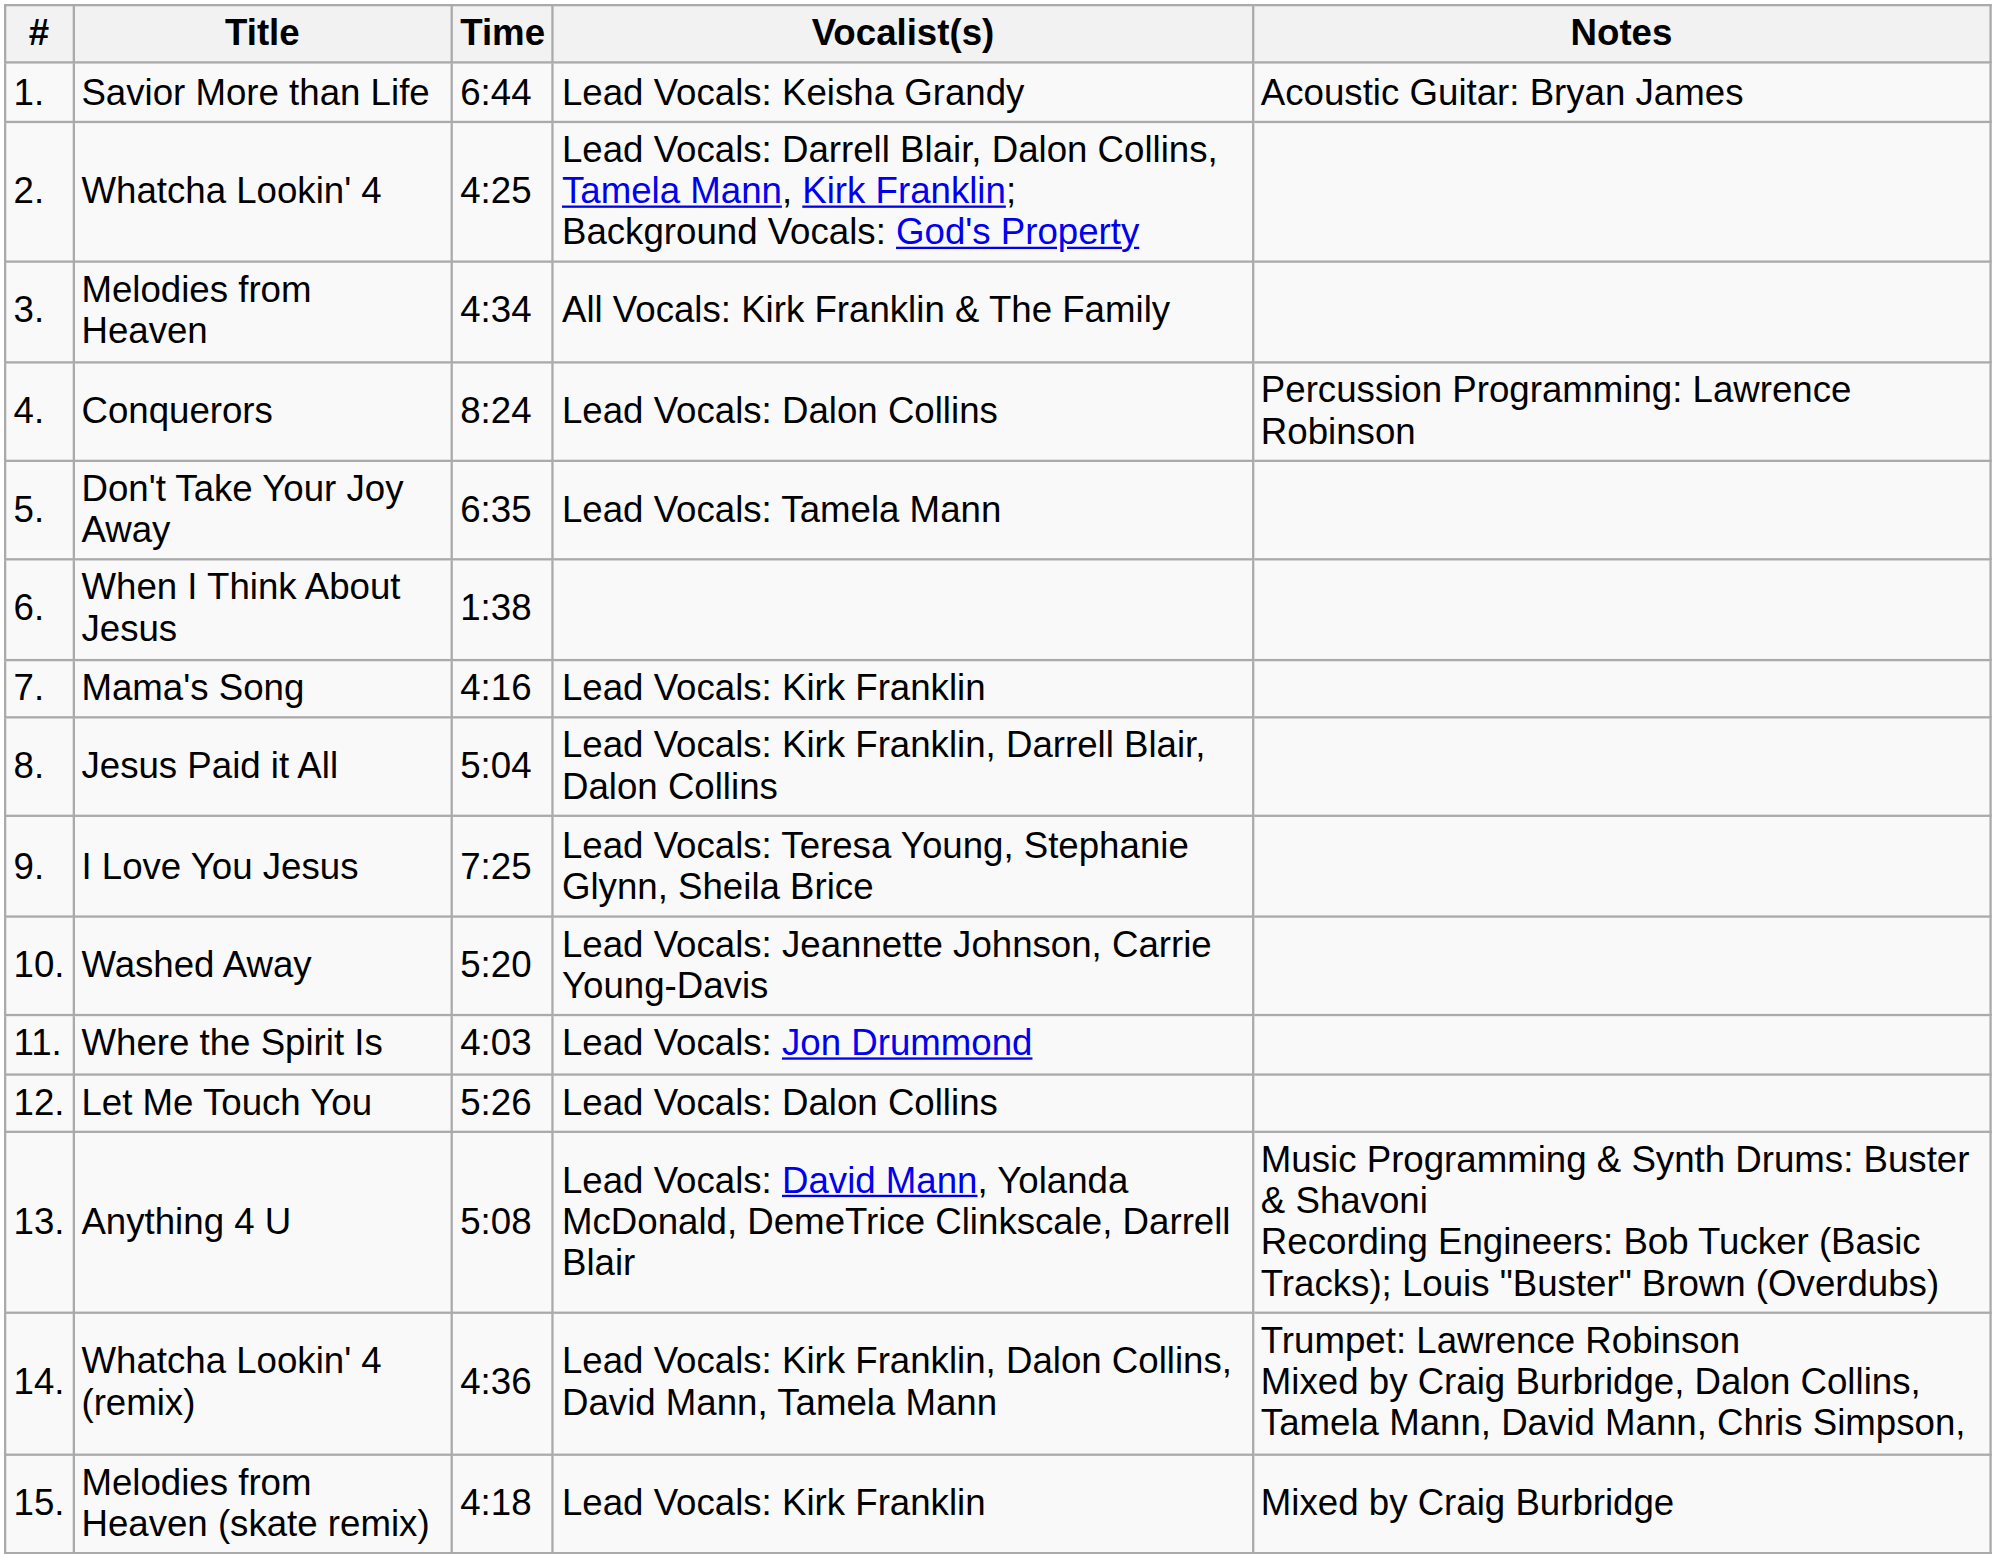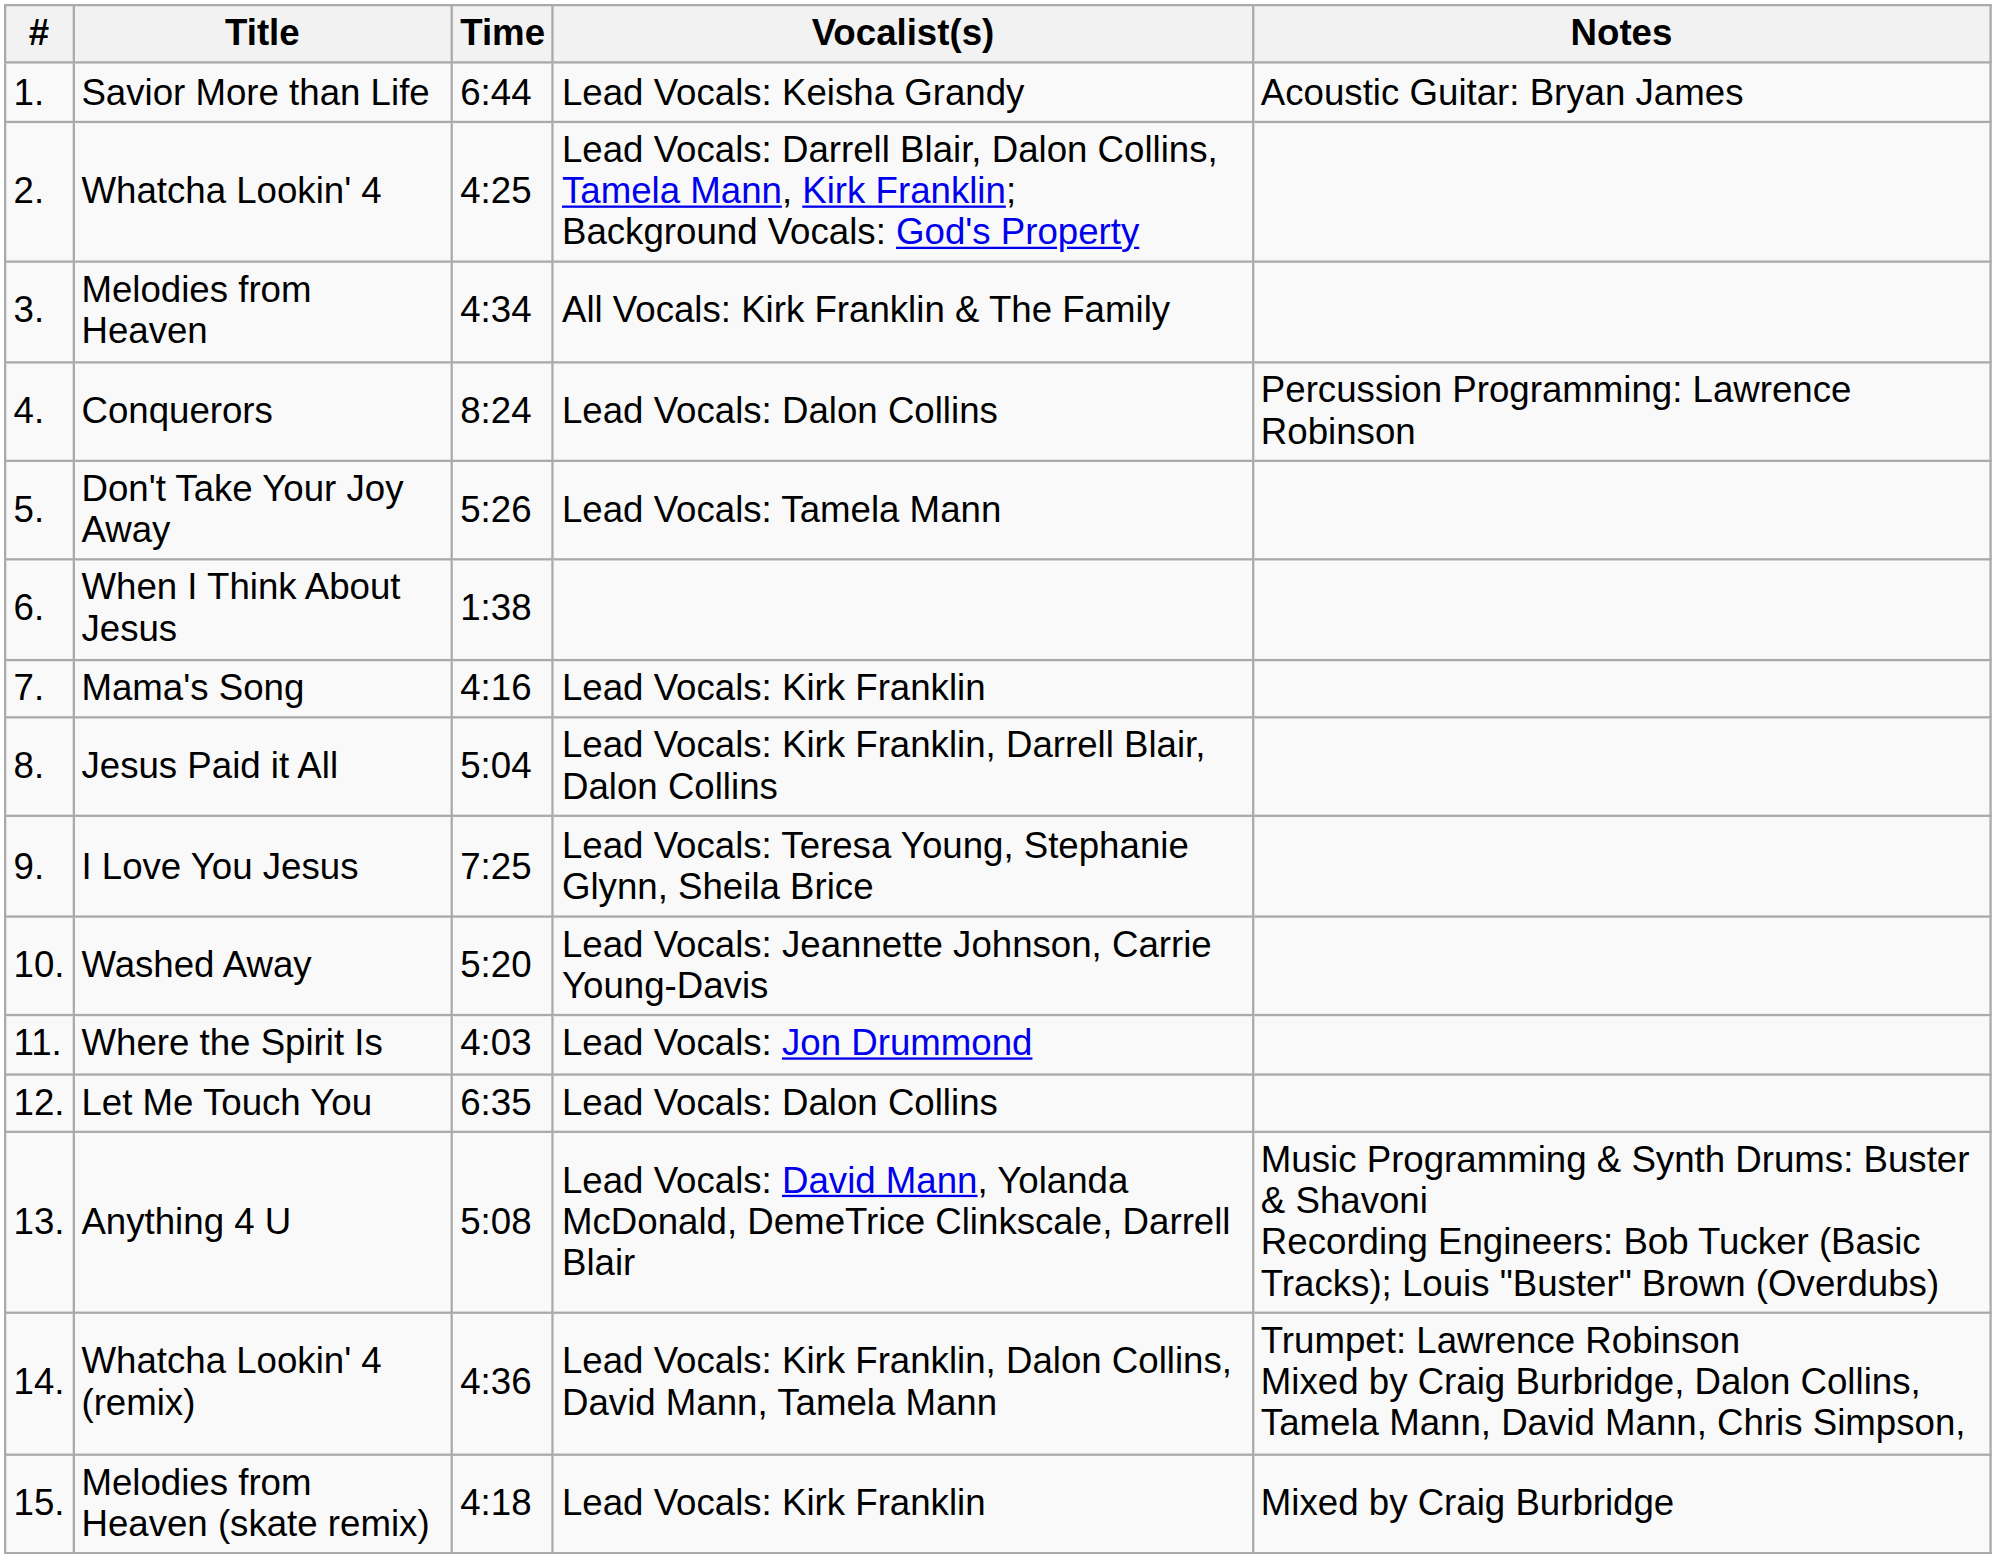(496, 509) 6:35 -> (496, 509) 5:26
(496, 1101) 5:26 -> (496, 1101) 6:35
